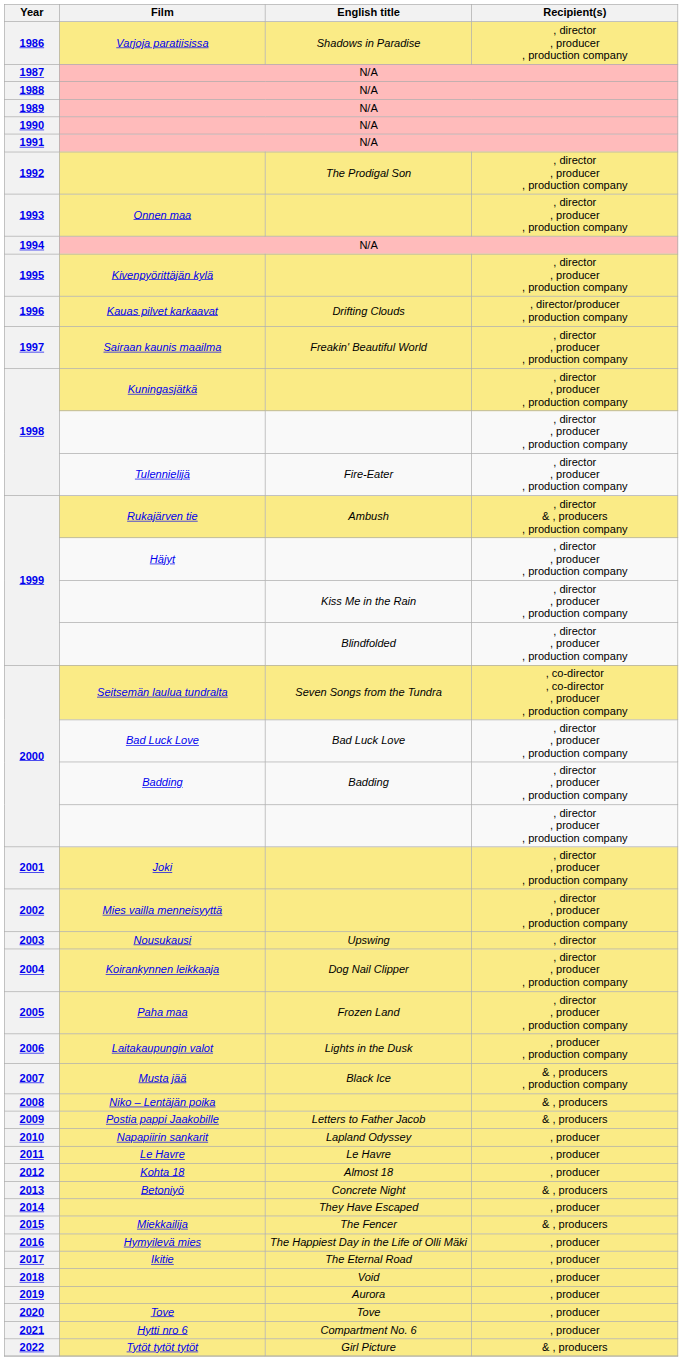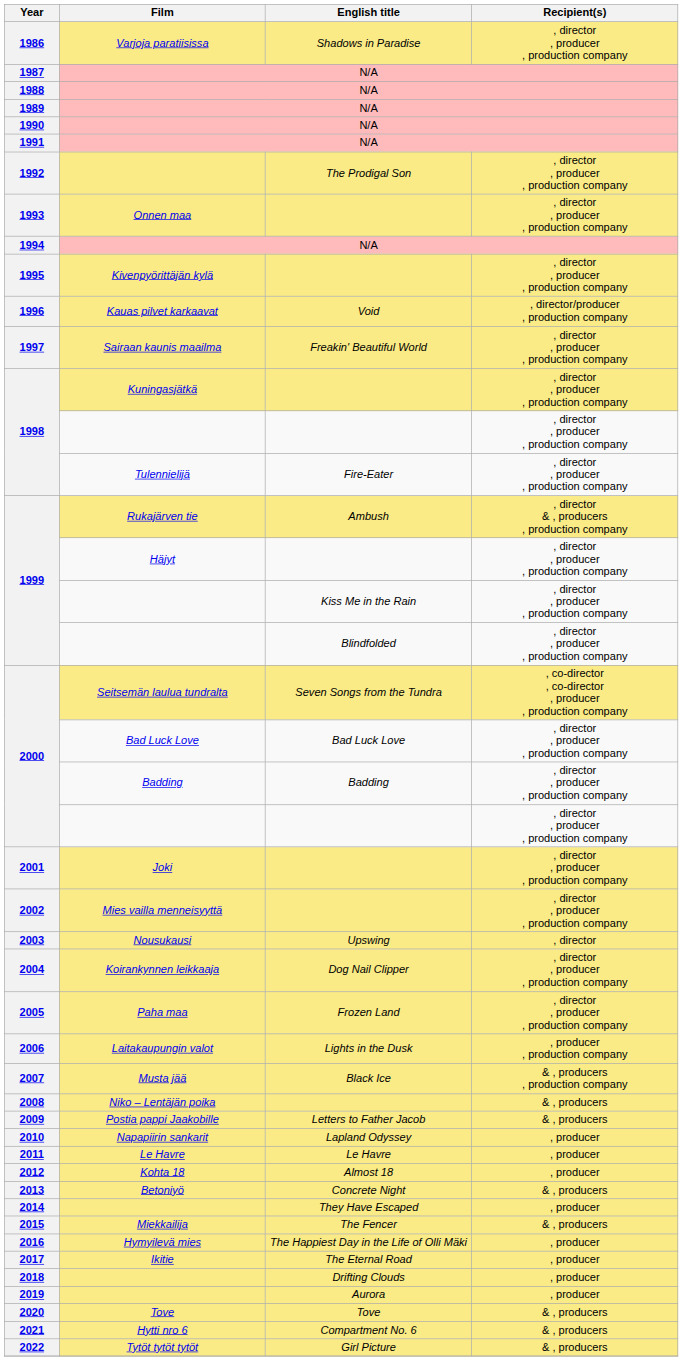(369, 311) Drifting Clouds -> (369, 311) Void
(369, 1277) Void -> (369, 1277) Drifting Clouds
(575, 1312) , producer -> (575, 1312) & , producers
(575, 1330) , producer -> (575, 1330) & , producers
